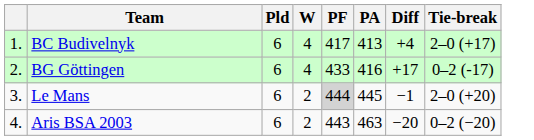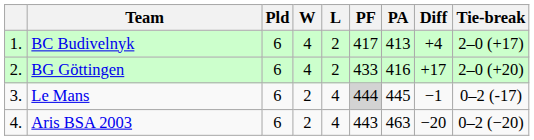+ column: (335, 17)
(463, 69) 0–2 (-17) -> (491, 69) 2–0 (+20)
(463, 95) 2–0 (+20) -> (491, 95) 0–2 (-17)
